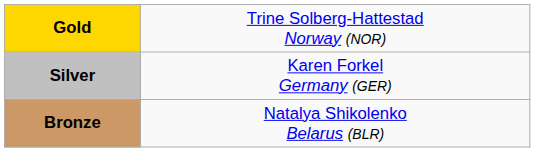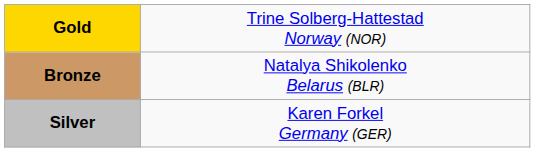rows swapped: (72, 75) <-> (72, 122)
